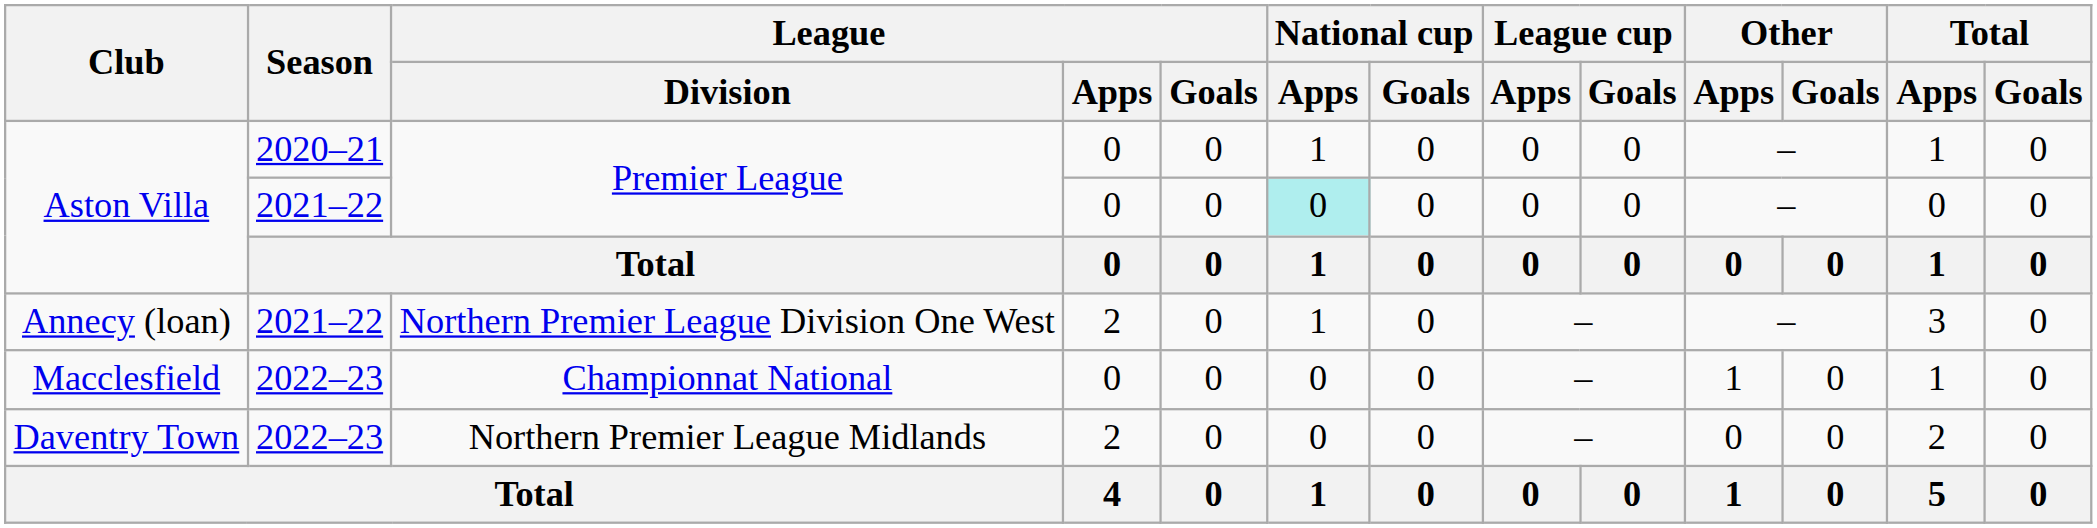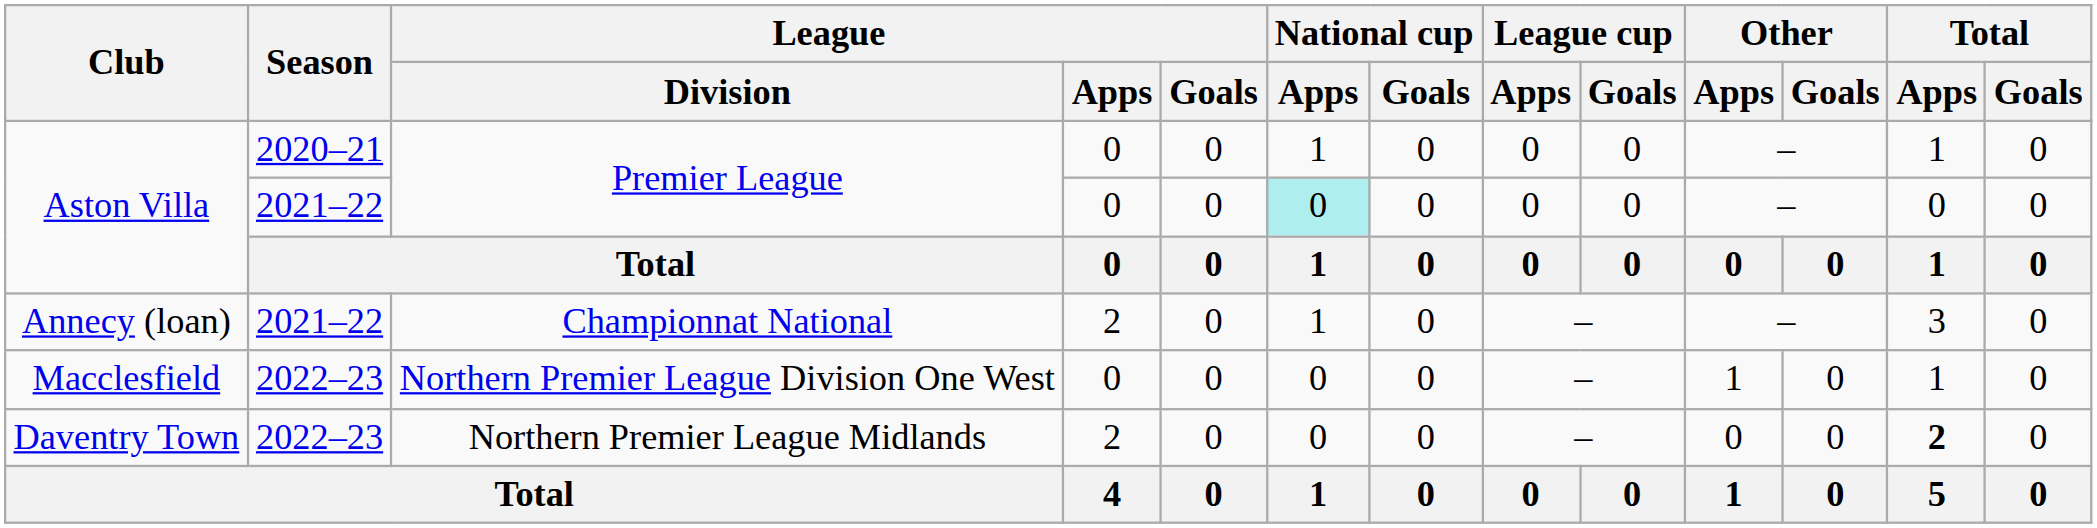(727, 321) Northern Premier League Division One West -> (727, 321) Championnat National
(727, 378) Championnat National -> (727, 378) Northern Premier League Division One West
(1937, 436) normal -> (1937, 436) bold
